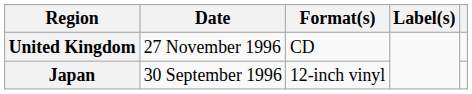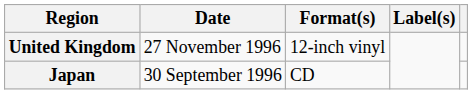(302, 46) CD -> (338, 46) 12-inch vinyl
(338, 74) 12-inch vinyl -> (302, 74) CD
